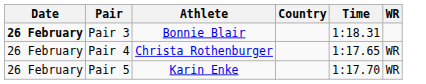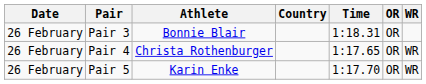+ column: (393, 14)
(45, 32) bold -> (45, 32) normal
